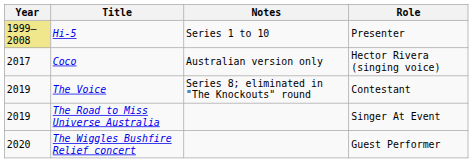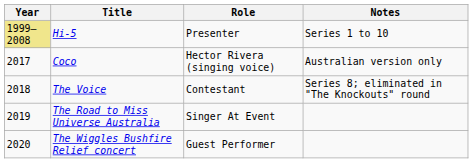columns swapped: (408, 12) <-> (266, 12)
(19, 89) 2019 -> (19, 89) 2018
